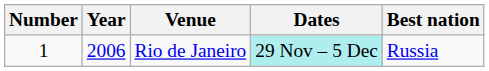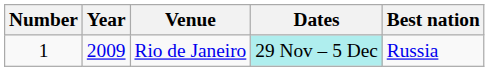(106, 50) 2006 -> (106, 50) 2009
